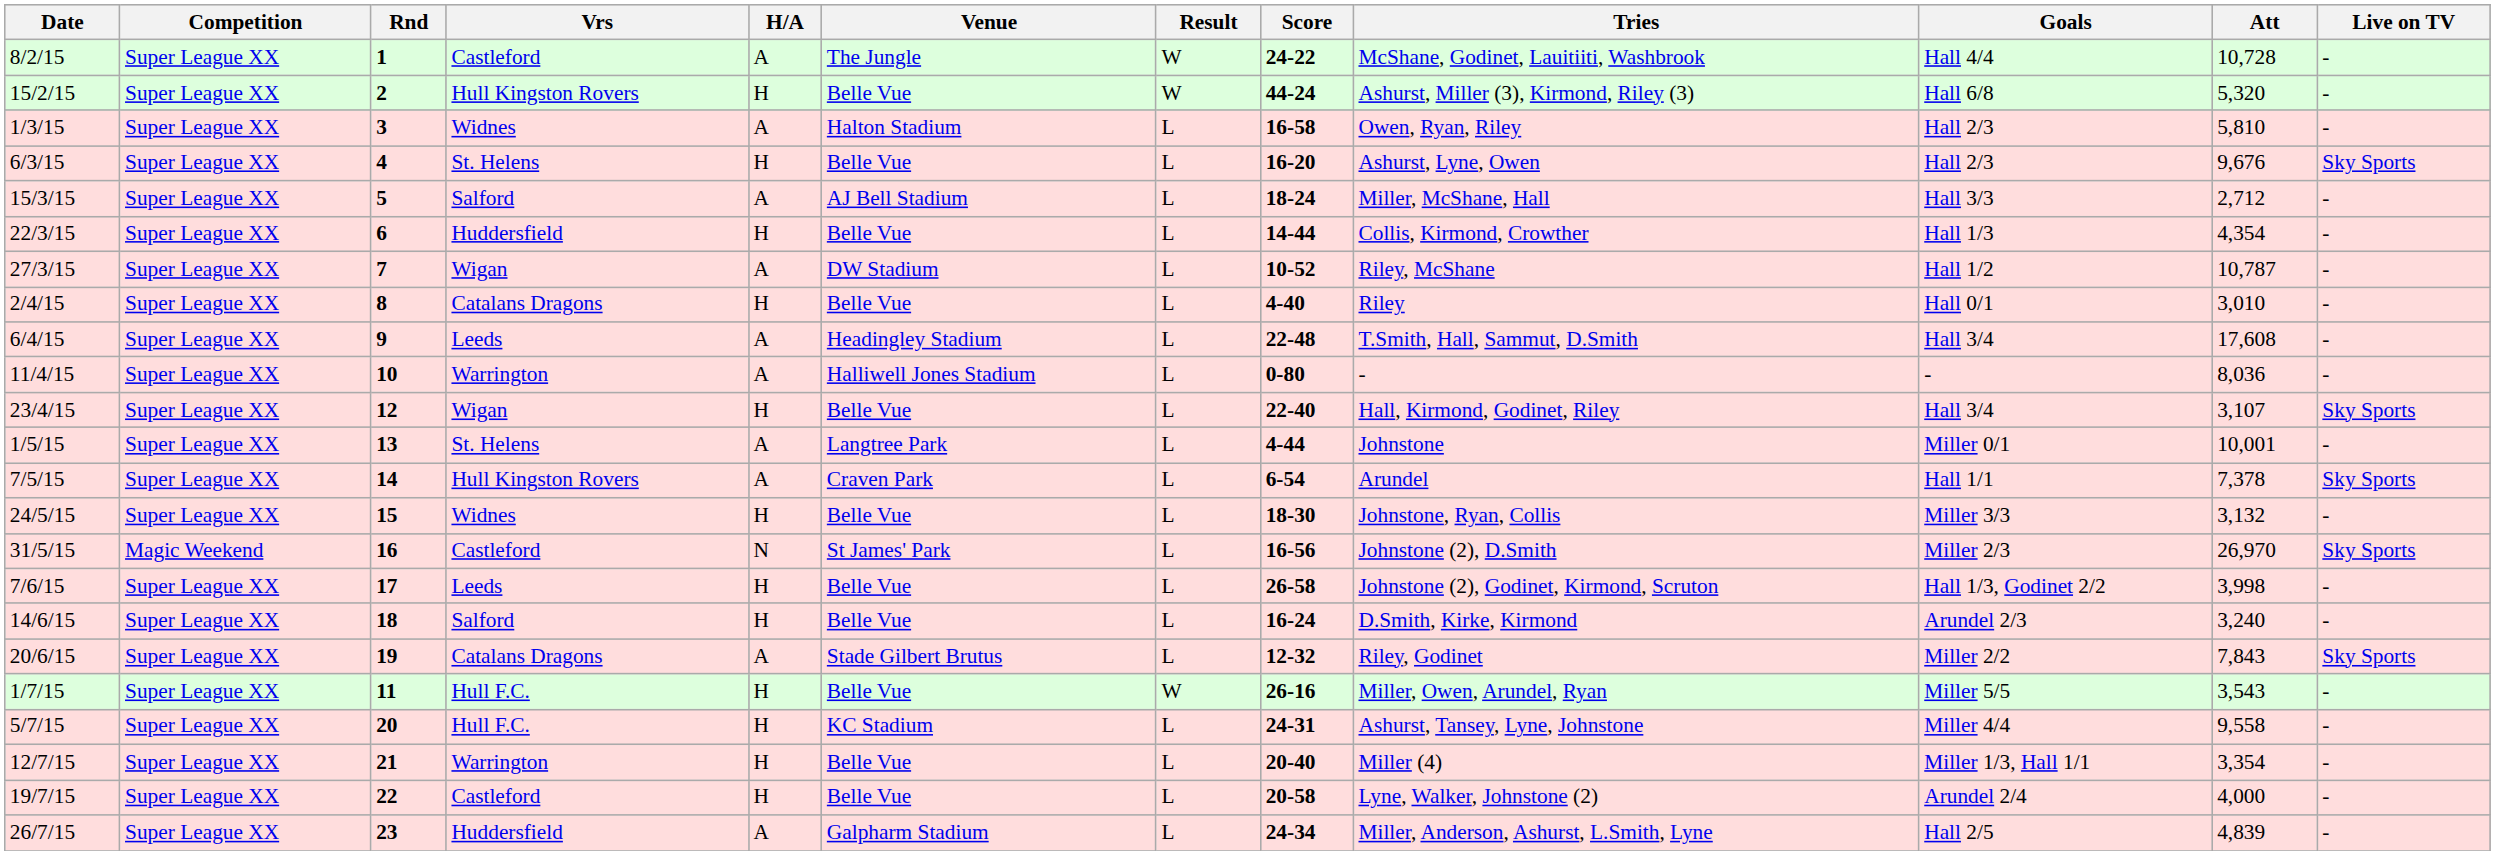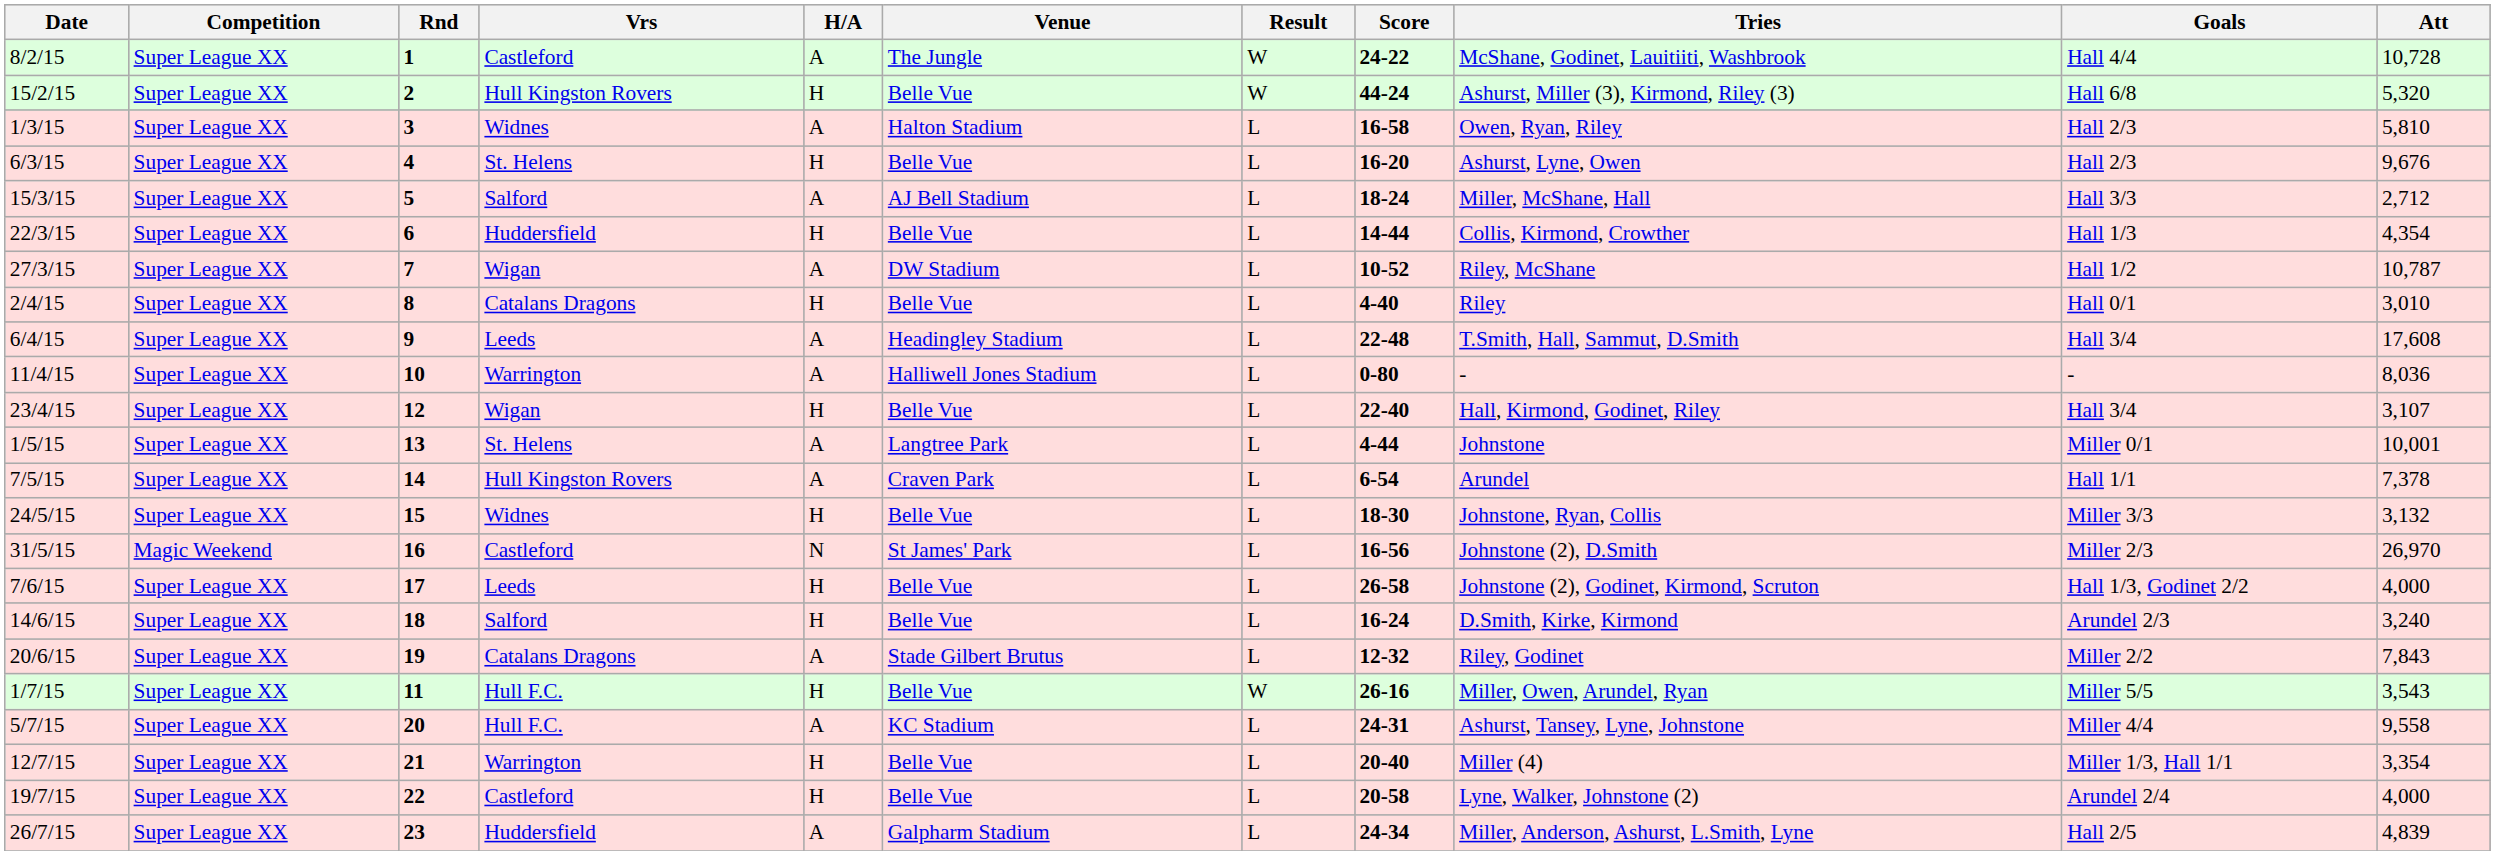- column: (2404, 21)
(2241, 585) 3,998 -> (2406, 585) 4,000
(761, 726) H -> (817, 726) A
